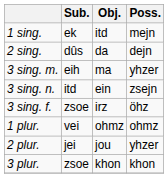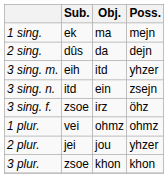(101, 32) itd -> (103, 32) ma
(103, 70) ma -> (101, 70) itd
